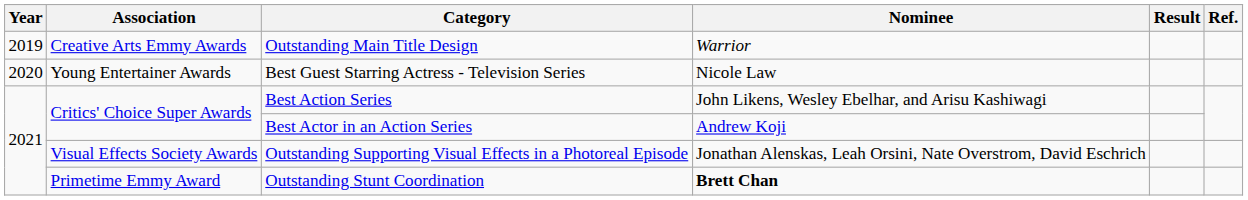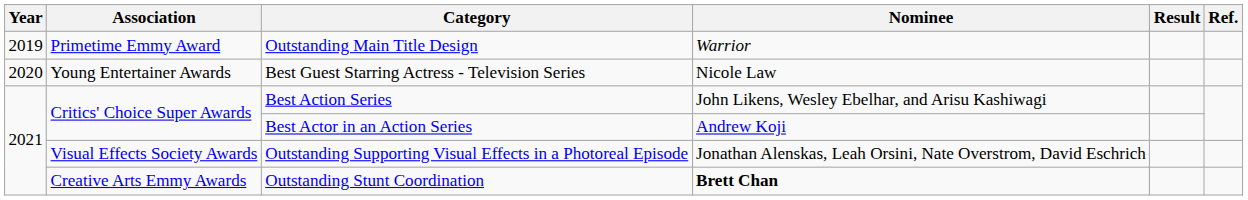(148, 45) Creative Arts Emmy Awards -> (135, 45) Primetime Emmy Award
(135, 180) Primetime Emmy Award -> (148, 180) Creative Arts Emmy Awards
